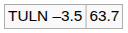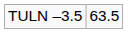(104, 16) 63.7 -> (104, 16) 63.5
